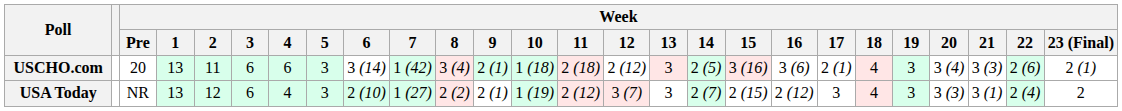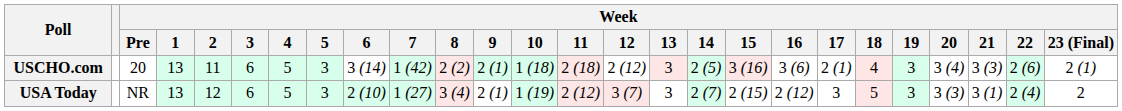(287, 67) 6 -> (287, 67) 5
(455, 67) 3 (4) -> (455, 67) 2 (2)
(287, 93) 4 -> (287, 93) 5
(455, 93) 2 (2) -> (455, 93) 3 (4)
(874, 93) 4 -> (874, 93) 5
